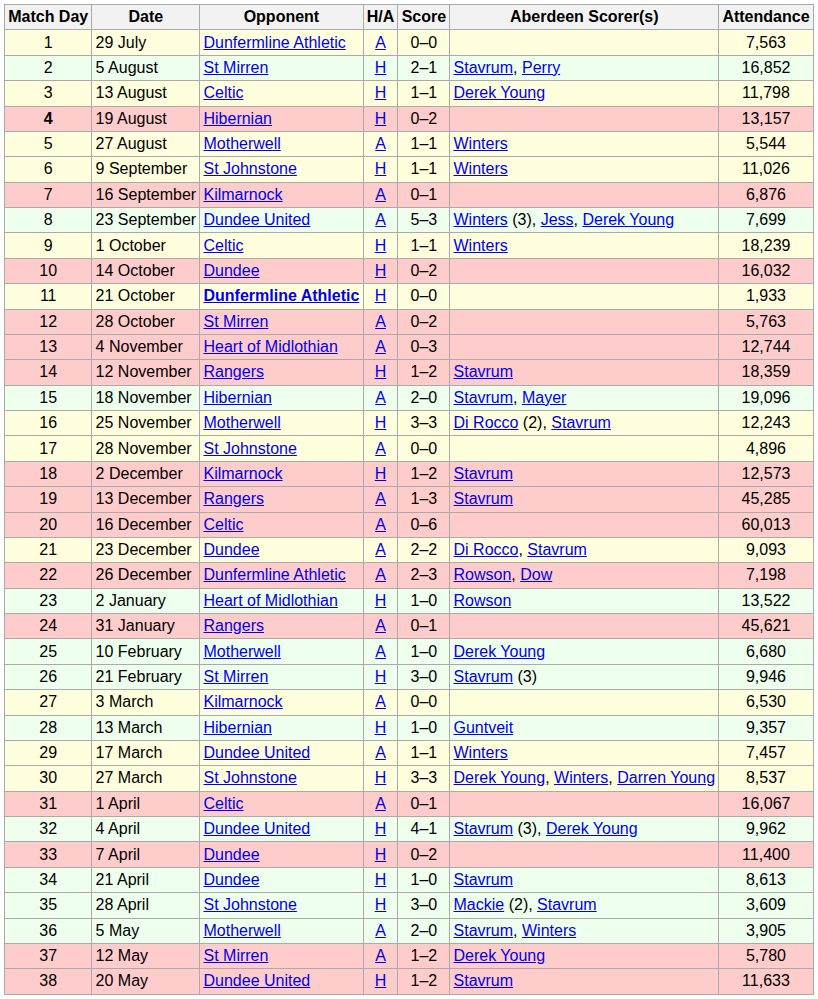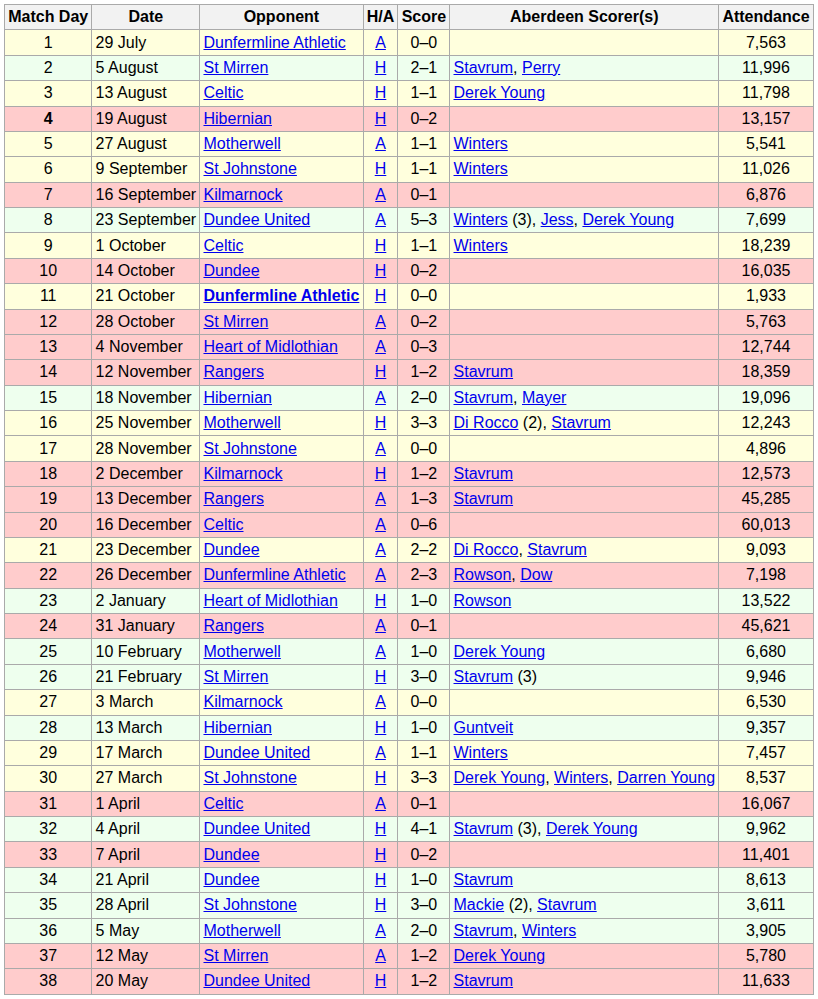(766, 67) 16,852 -> (766, 67) 11,996
(766, 144) 5,544 -> (766, 144) 5,541
(766, 270) 16,032 -> (766, 270) 16,035
(766, 854) 11,400 -> (766, 854) 11,401
(766, 905) 3,609 -> (766, 905) 3,611
